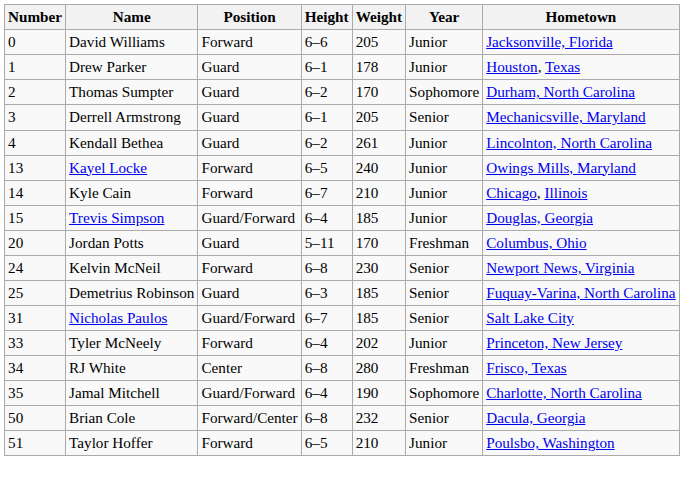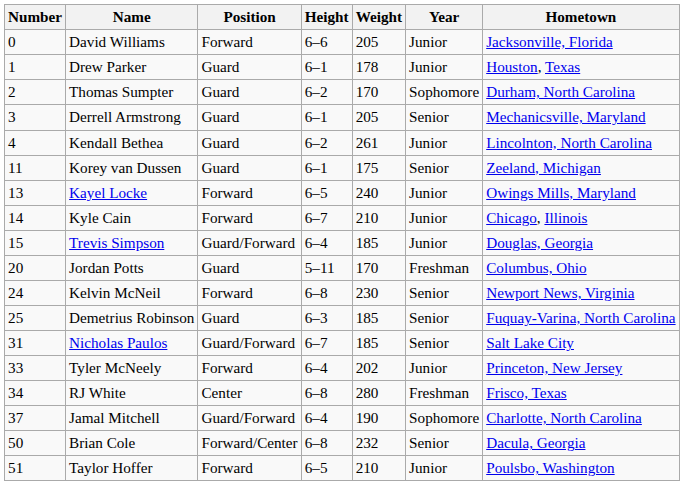+ row: (125, 167)
(16, 393) 35 -> (16, 418) 37
